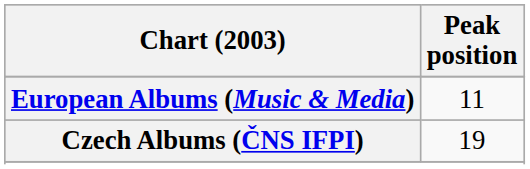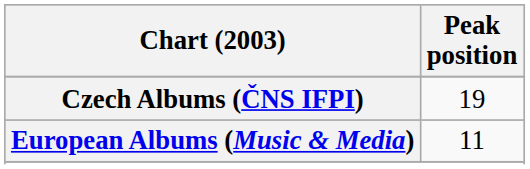rows swapped: (213, 140) <-> (213, 98)
